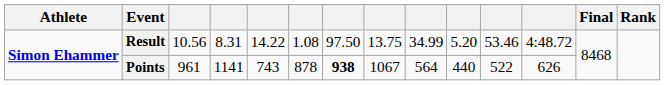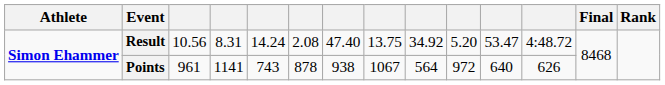(268, 42) 14.22 -> (268, 42) 14.24
(306, 42) 1.08 -> (306, 42) 2.08
(343, 42) 97.50 -> (343, 42) 47.40
(426, 42) 34.99 -> (426, 42) 34.92
(502, 42) 53.46 -> (502, 42) 53.47
(343, 67) bold -> (343, 67) normal
(464, 67) 440 -> (464, 67) 972
(502, 67) 522 -> (502, 67) 640
